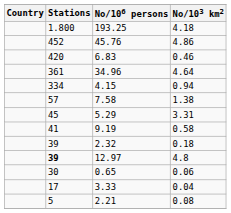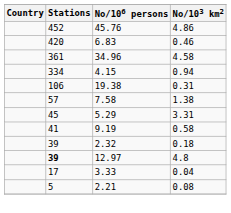- row: (111, 28)
(183, 71) 4.64 -> (183, 57) 4.58
+ row: (108, 86)
- row: (105, 172)
